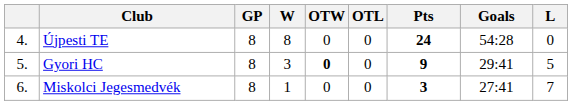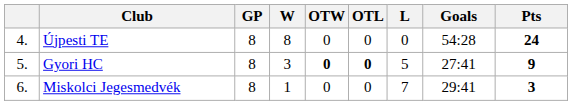columns swapped: (550, 16) <-> (424, 16)
(368, 64) normal -> (368, 64) bold
(496, 64) 29:41 -> (459, 64) 27:41
(496, 87) 27:41 -> (459, 87) 29:41
